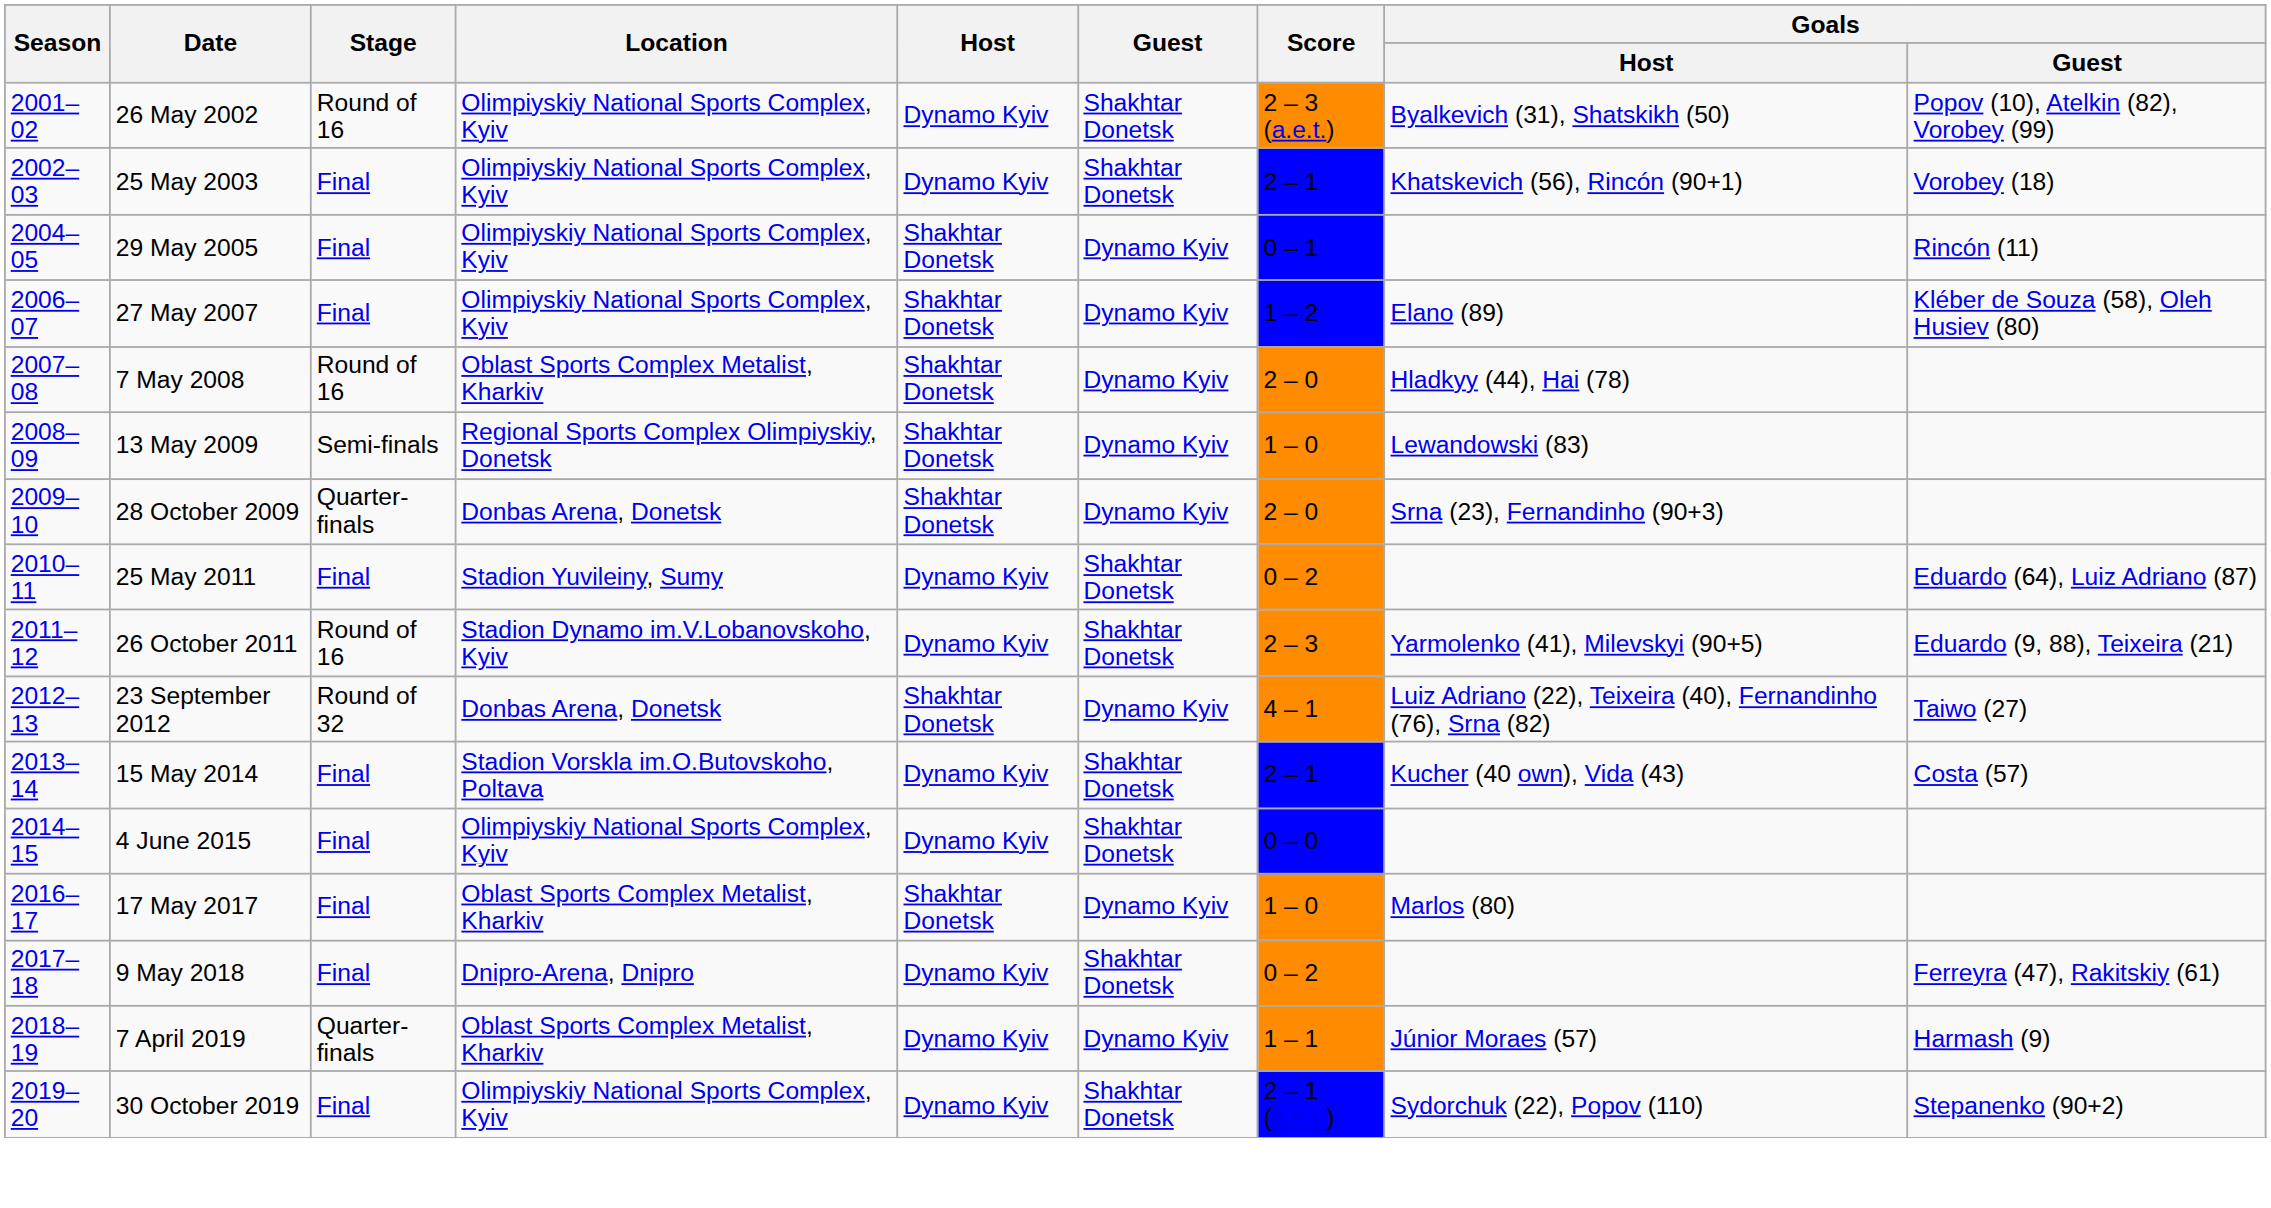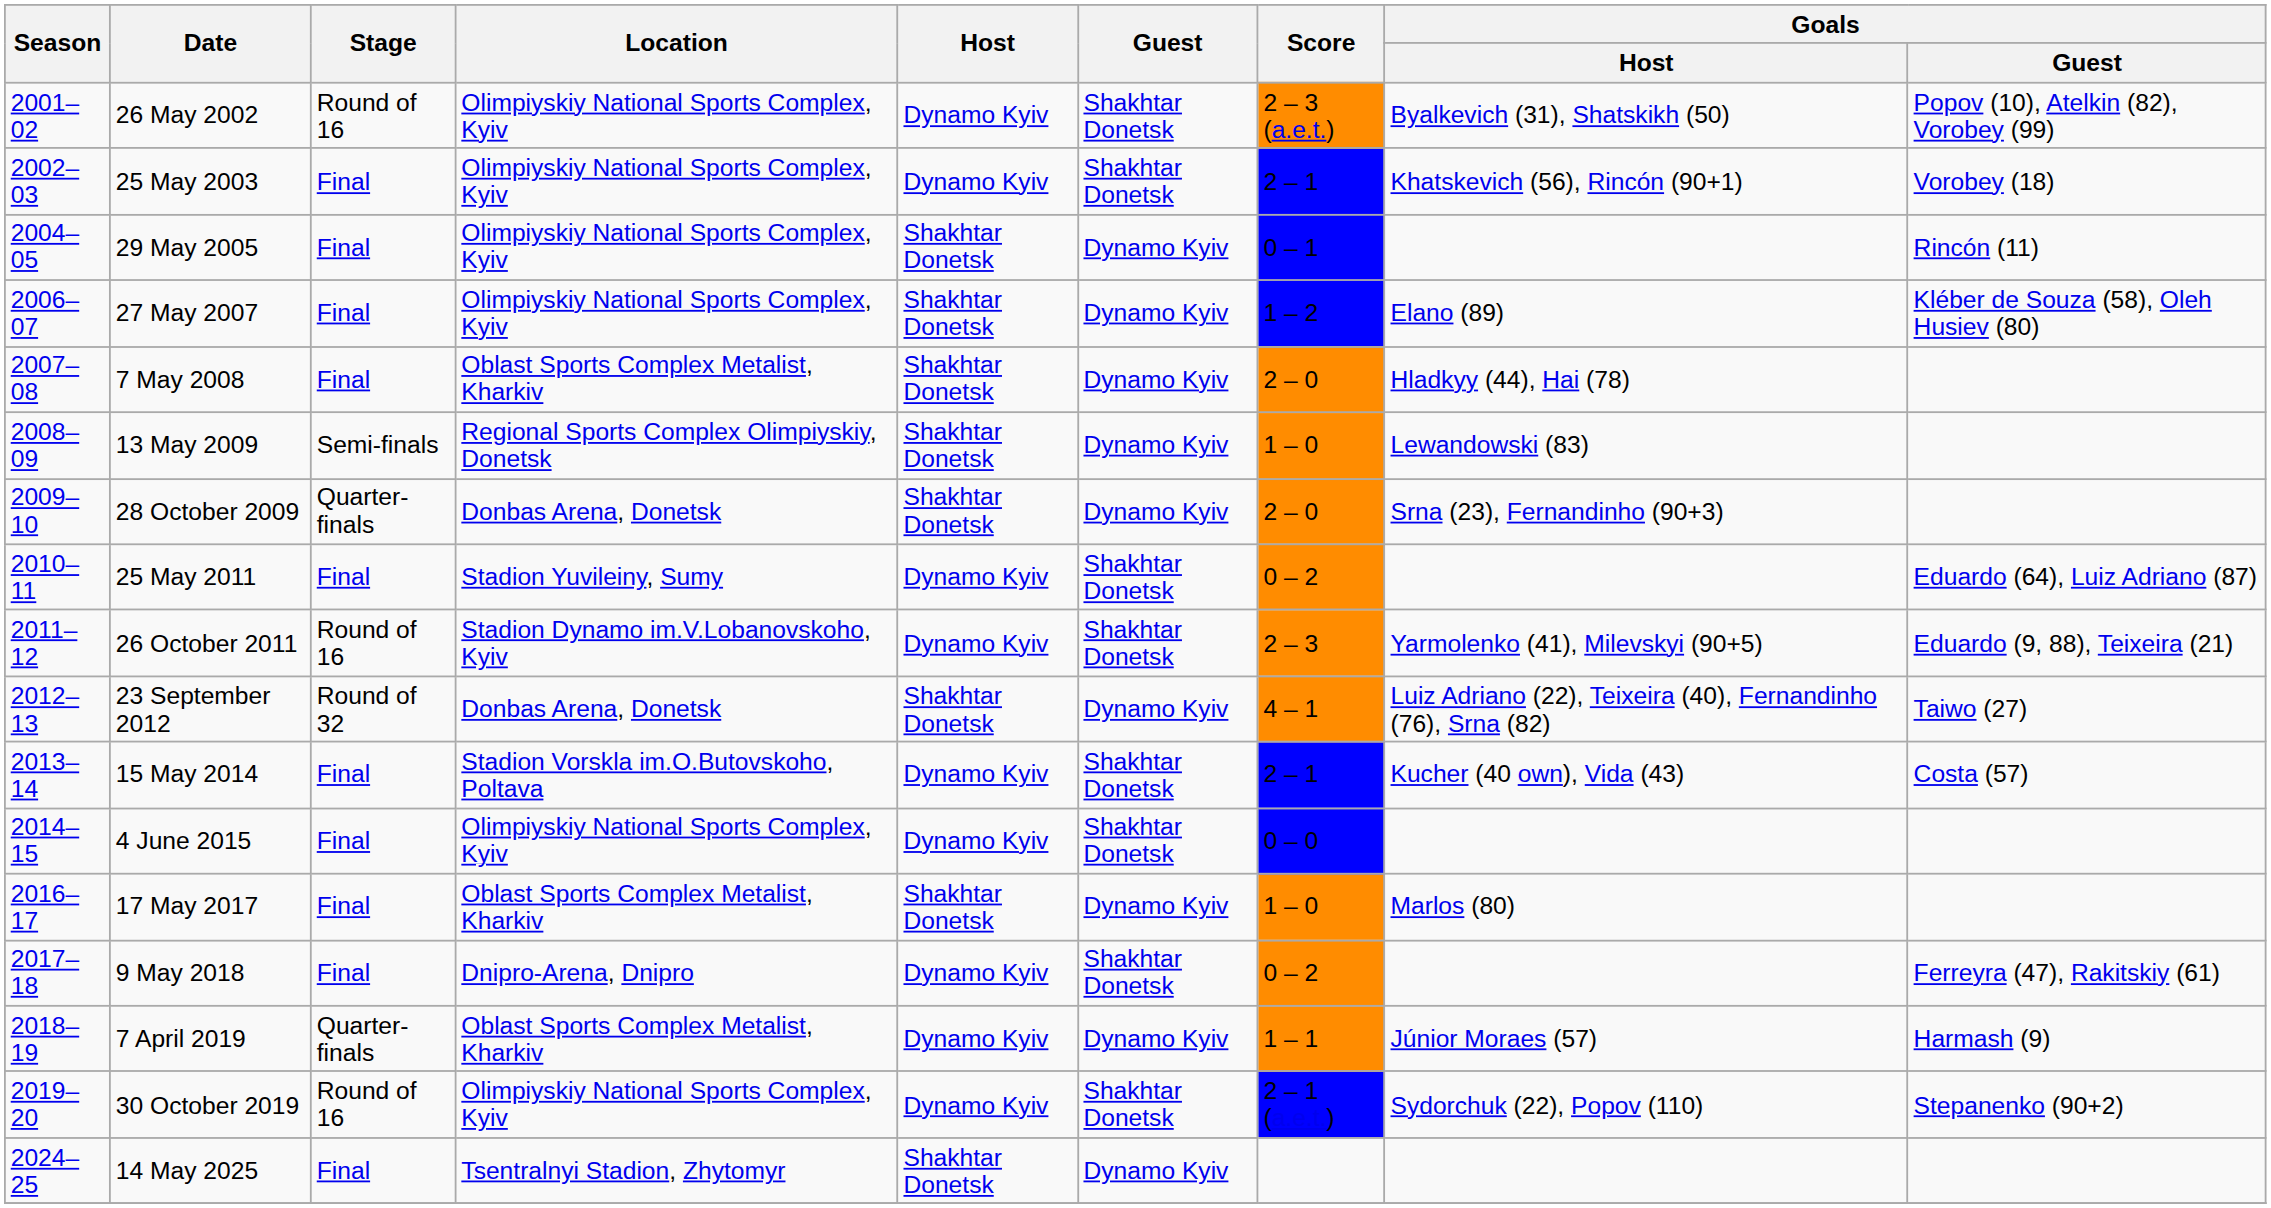(367, 379) Round of 16 -> (343, 379) Final
(343, 1104) Final -> (367, 1104) Round of 16
+ row: (187, 1170)
